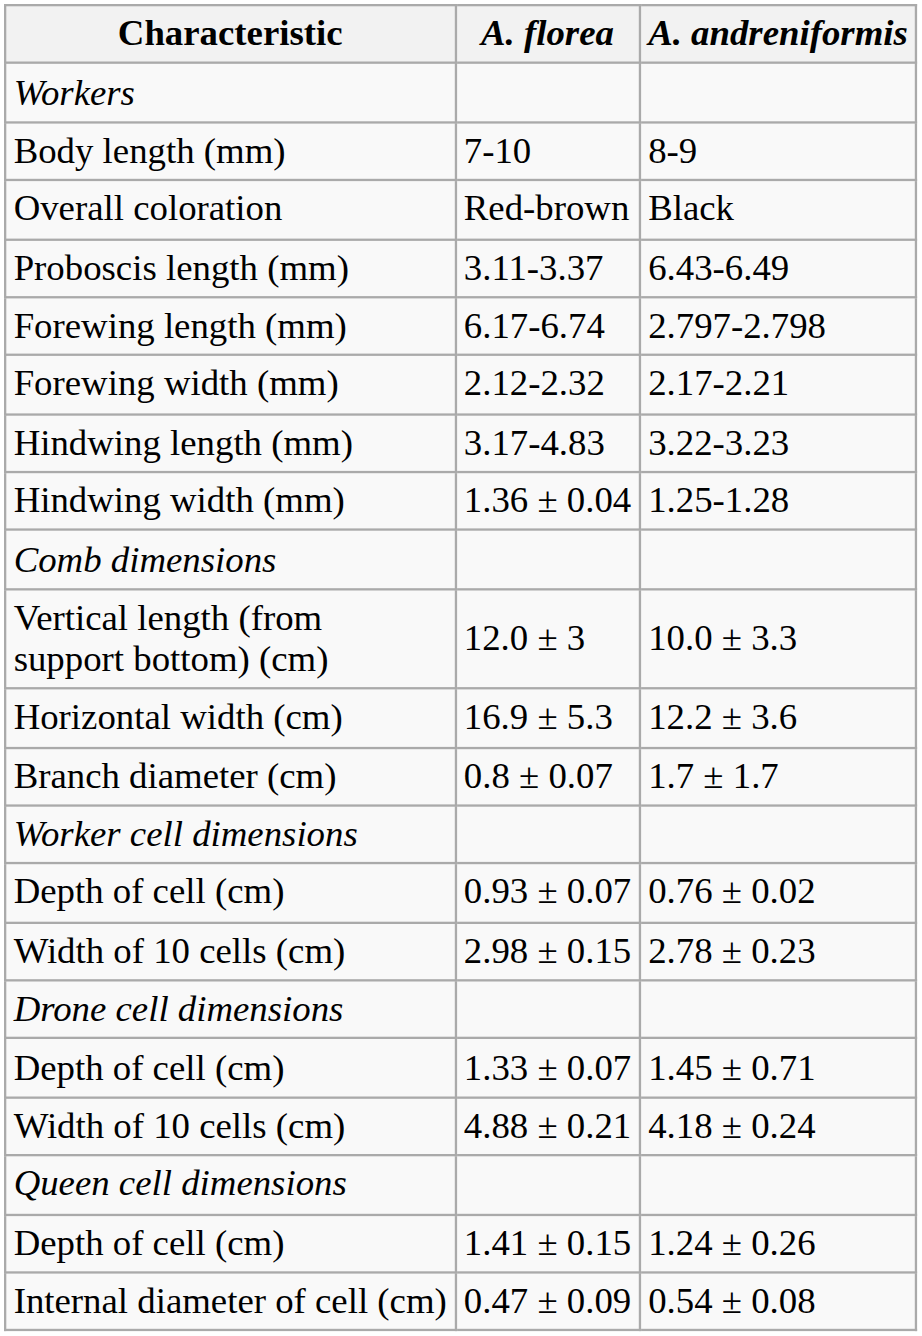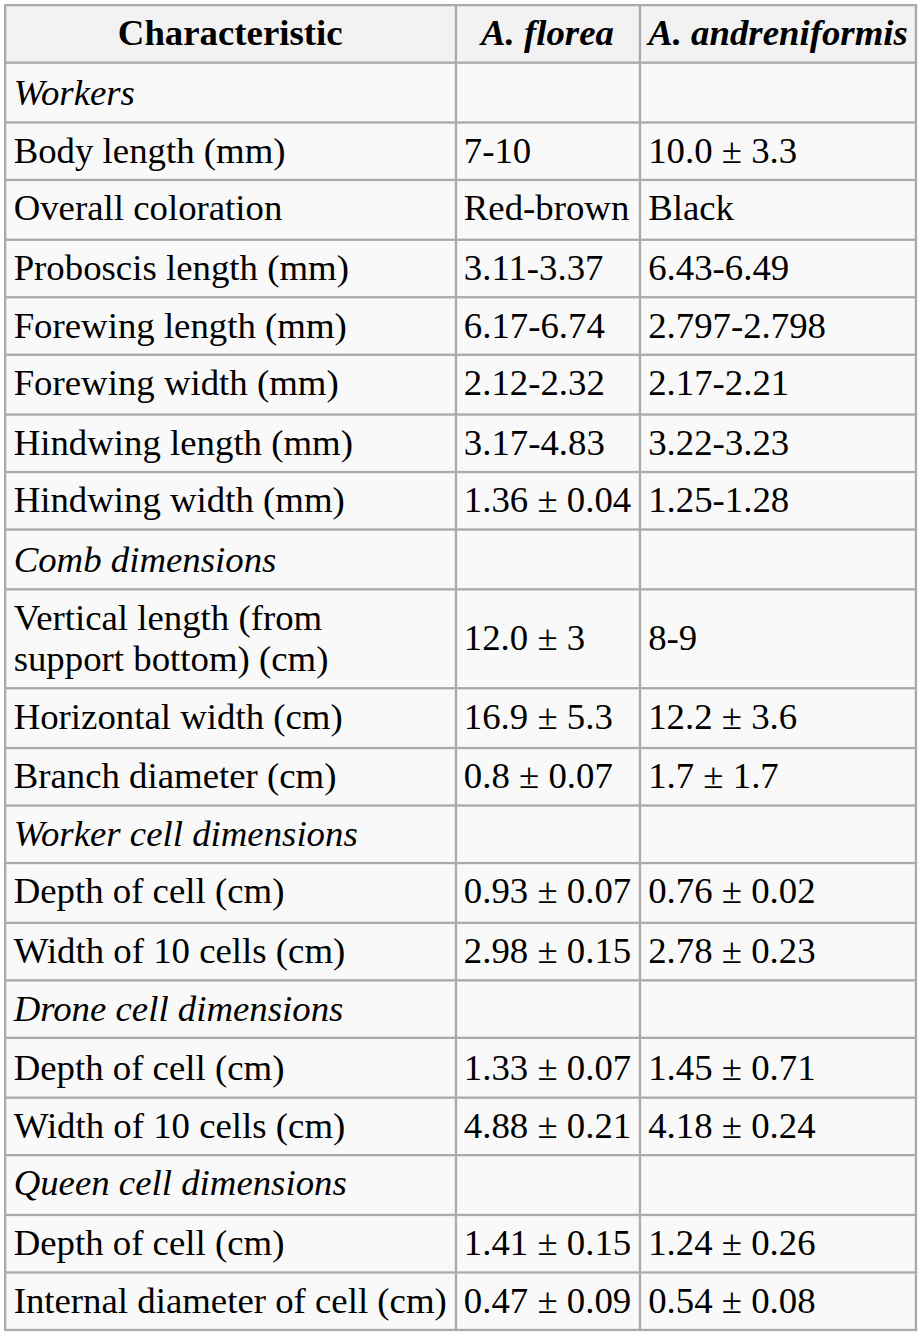(673, 150) 8-9 -> (723, 150) 10.0 ± 3.3
(723, 638) 10.0 ± 3.3 -> (673, 638) 8-9
